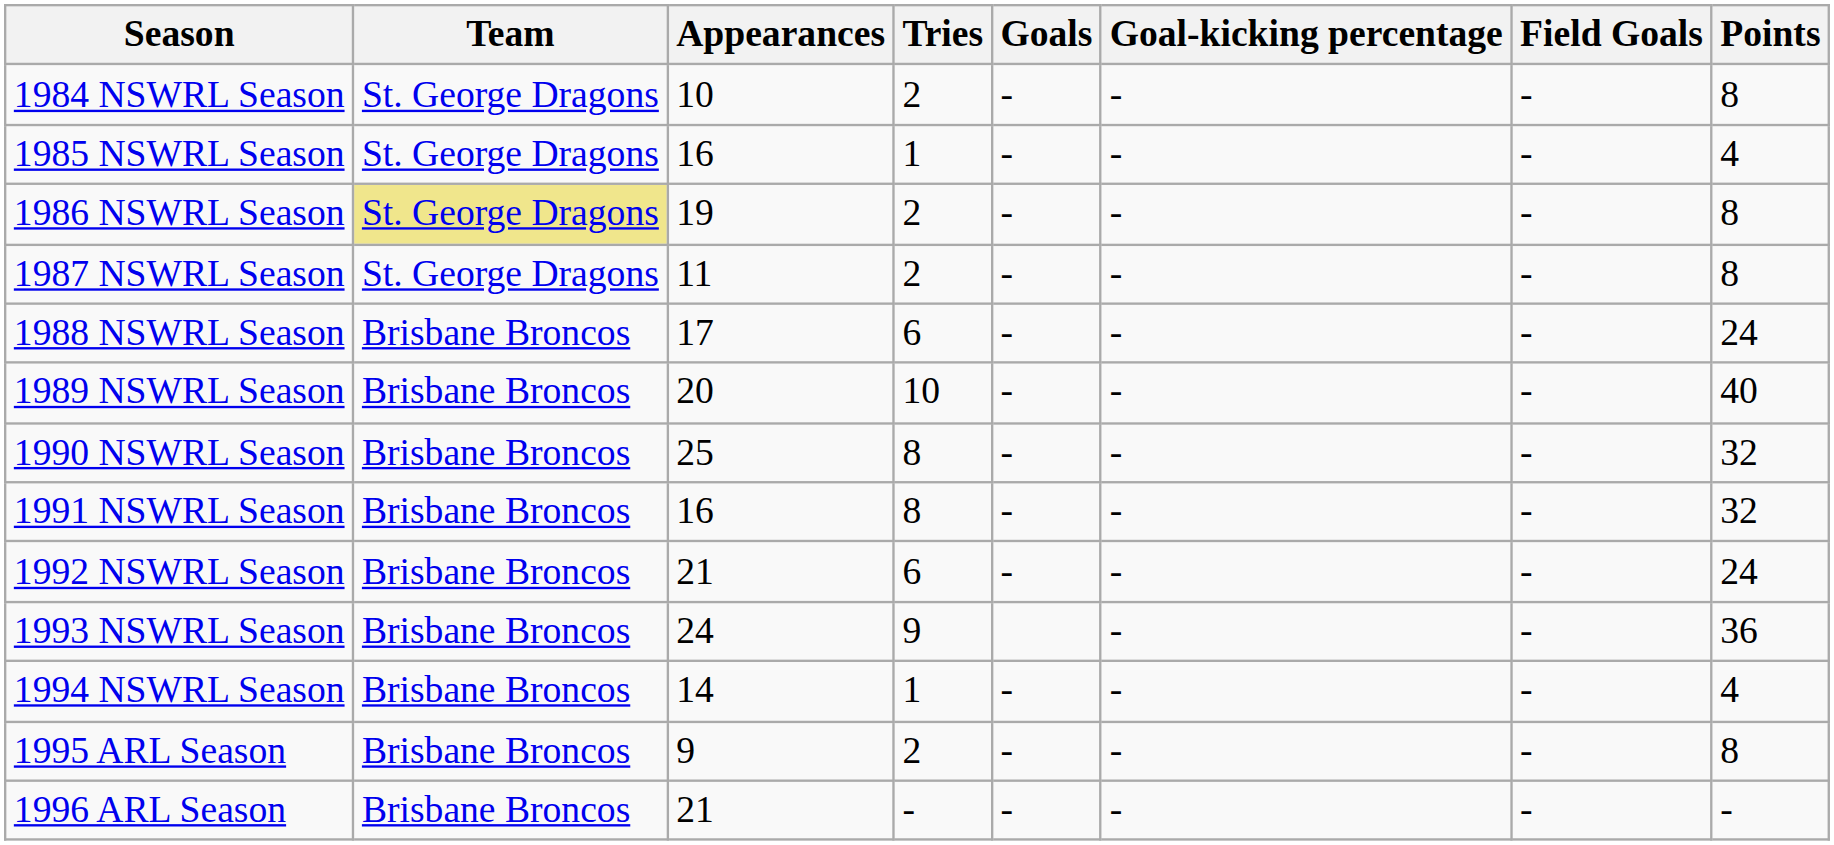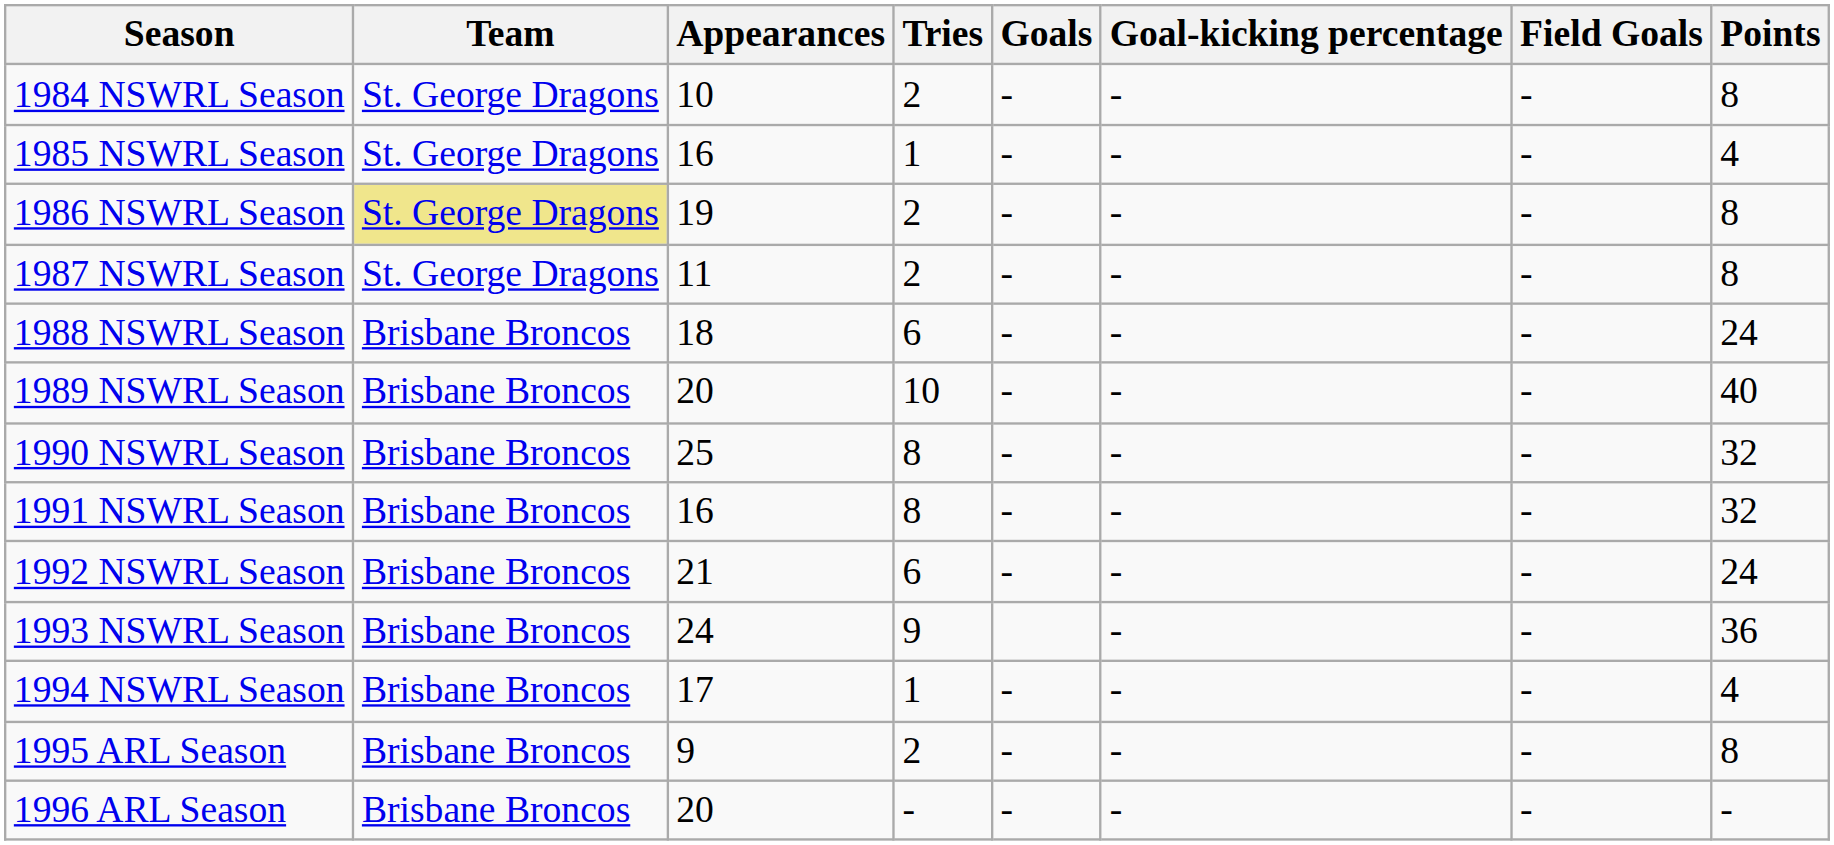(695, 332) 17 -> (695, 332) 18
(695, 690) 14 -> (695, 690) 17
(695, 809) 21 -> (695, 809) 20
